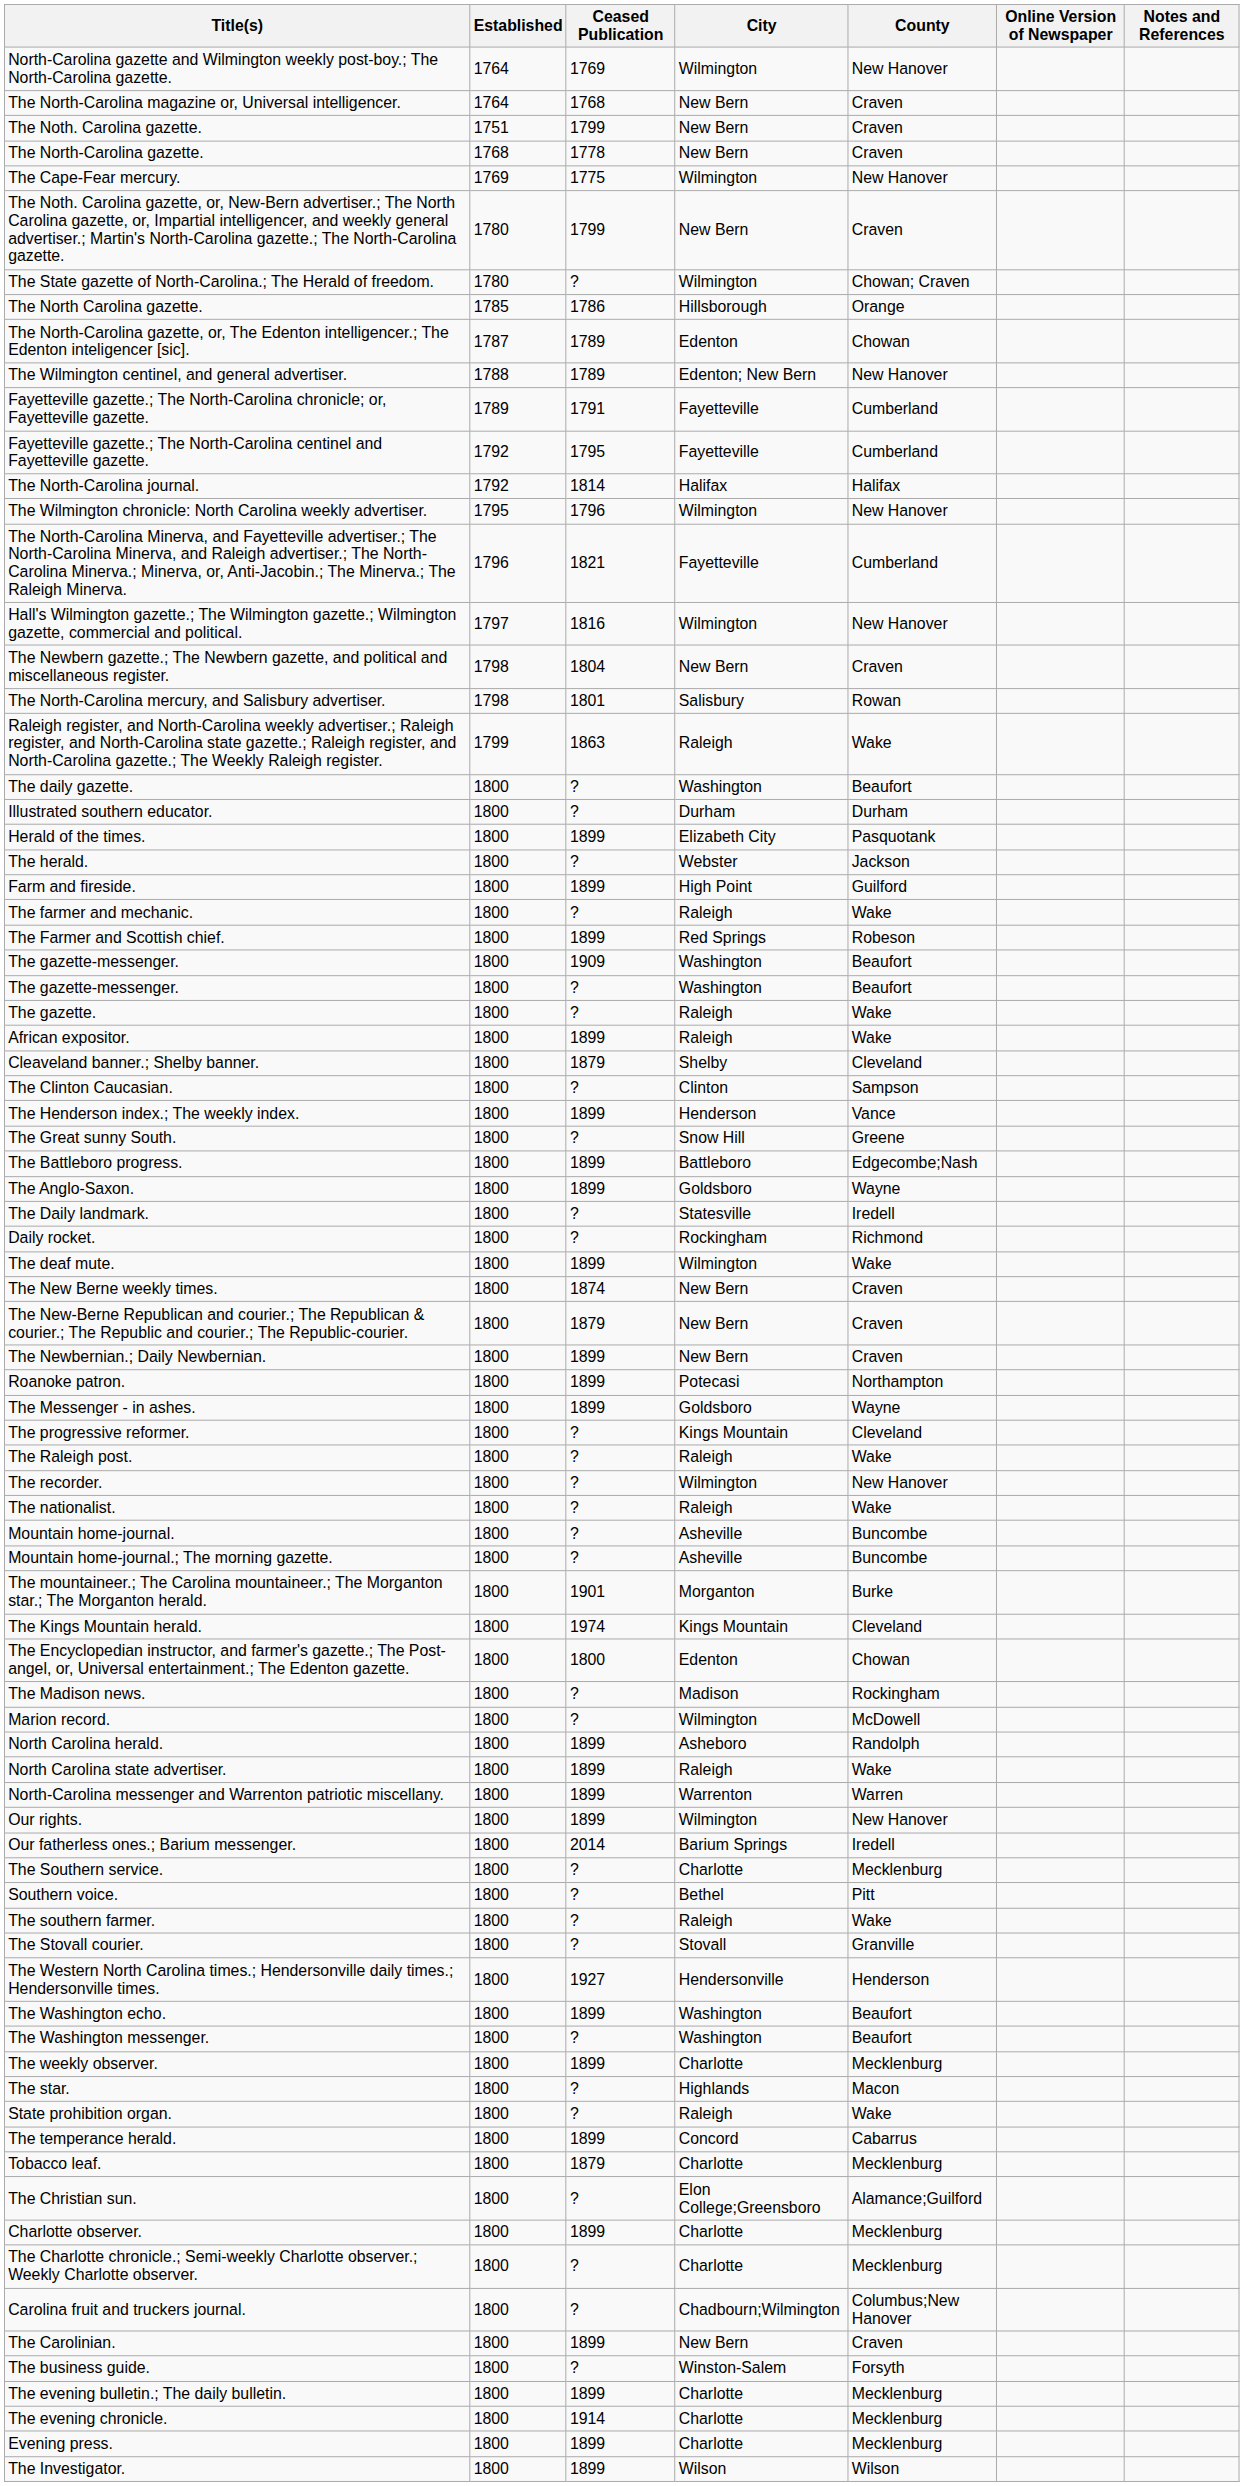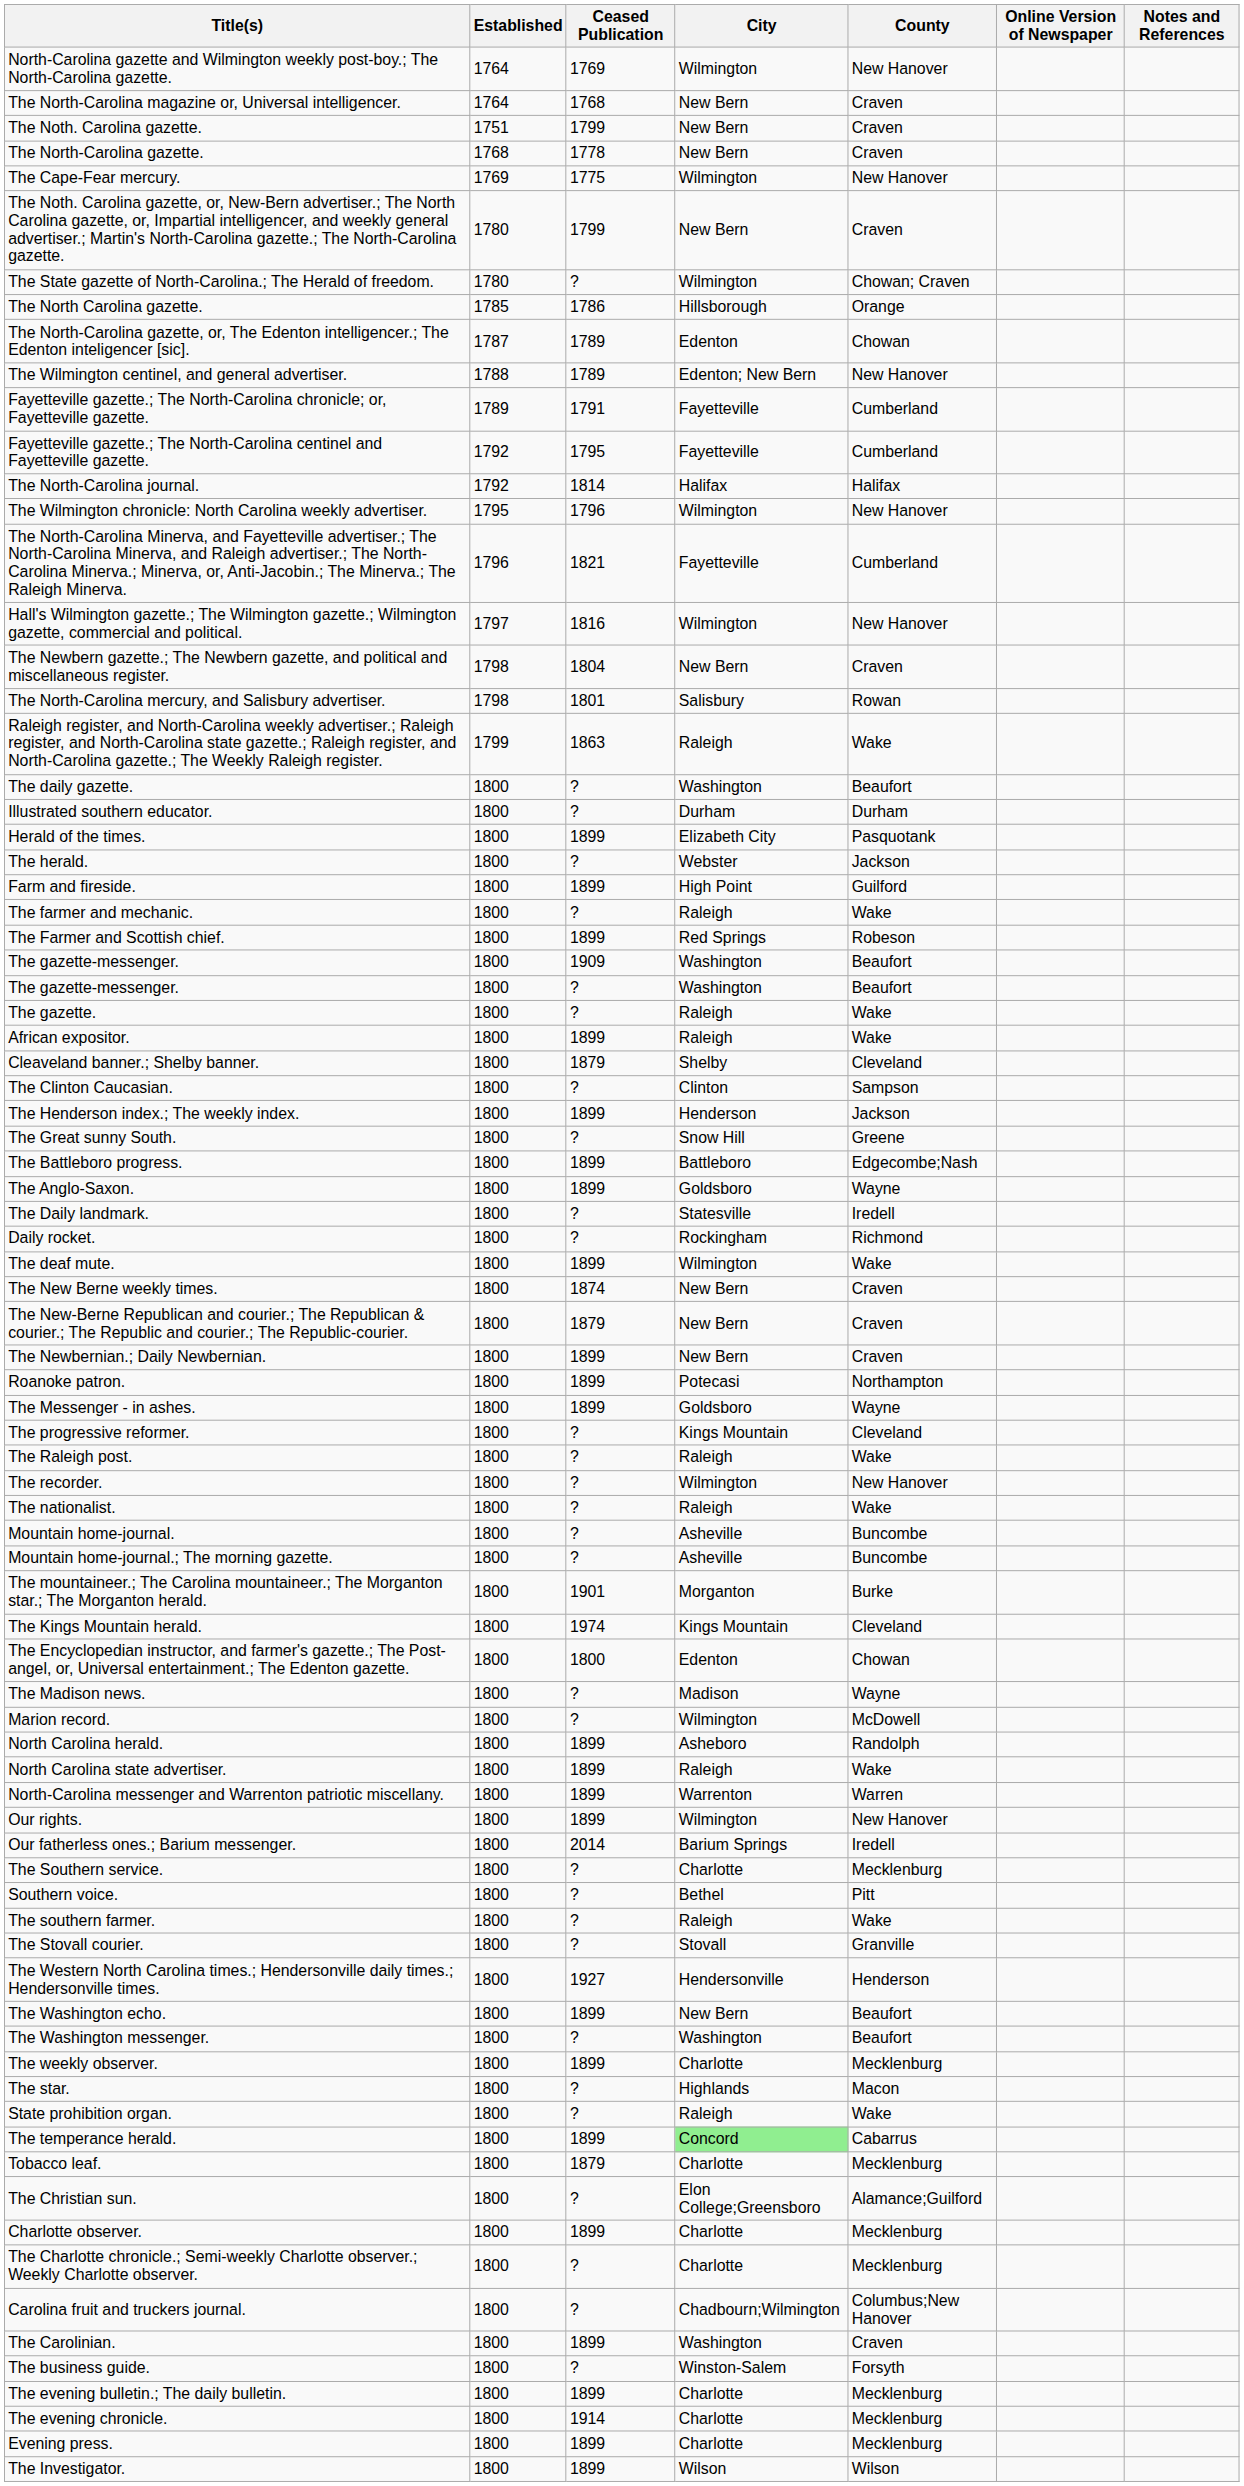(874, 1113) Vance -> (881, 1113) Jackson
(896, 1694) Rockingham -> (876, 1694) Wayne
(720, 2013) Washington -> (714, 2013) New Bern
(709, 2139) no background -> (709, 2139) lightgreen background
(714, 2343) New Bern -> (720, 2343) Washington
